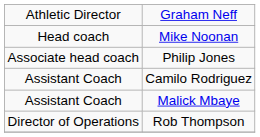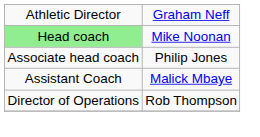(73, 36) no background -> (73, 36) lightgreen background
- row: (199, 79)
